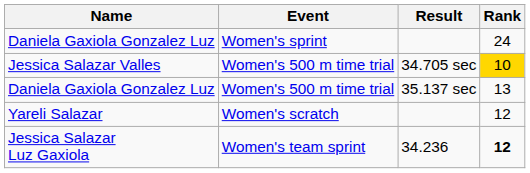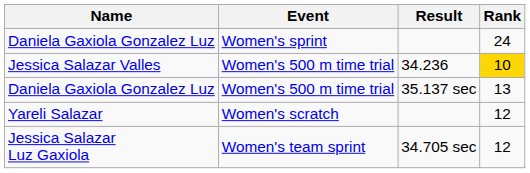(439, 65) 34.705 sec -> (425, 65) 34.236
(425, 147) 34.236 -> (439, 147) 34.705 sec
(502, 147) bold -> (502, 147) normal
